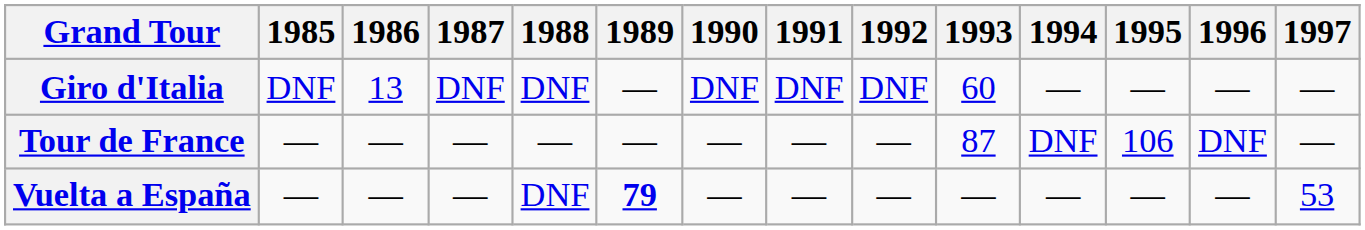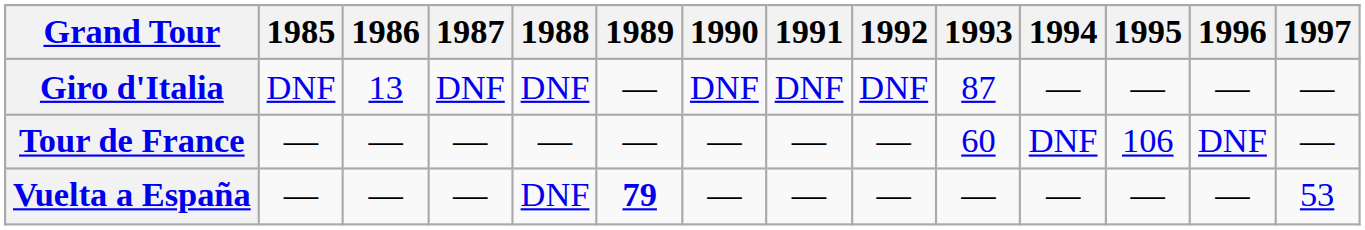(978, 86) 60 -> (978, 86) 87
(978, 140) 87 -> (978, 140) 60
